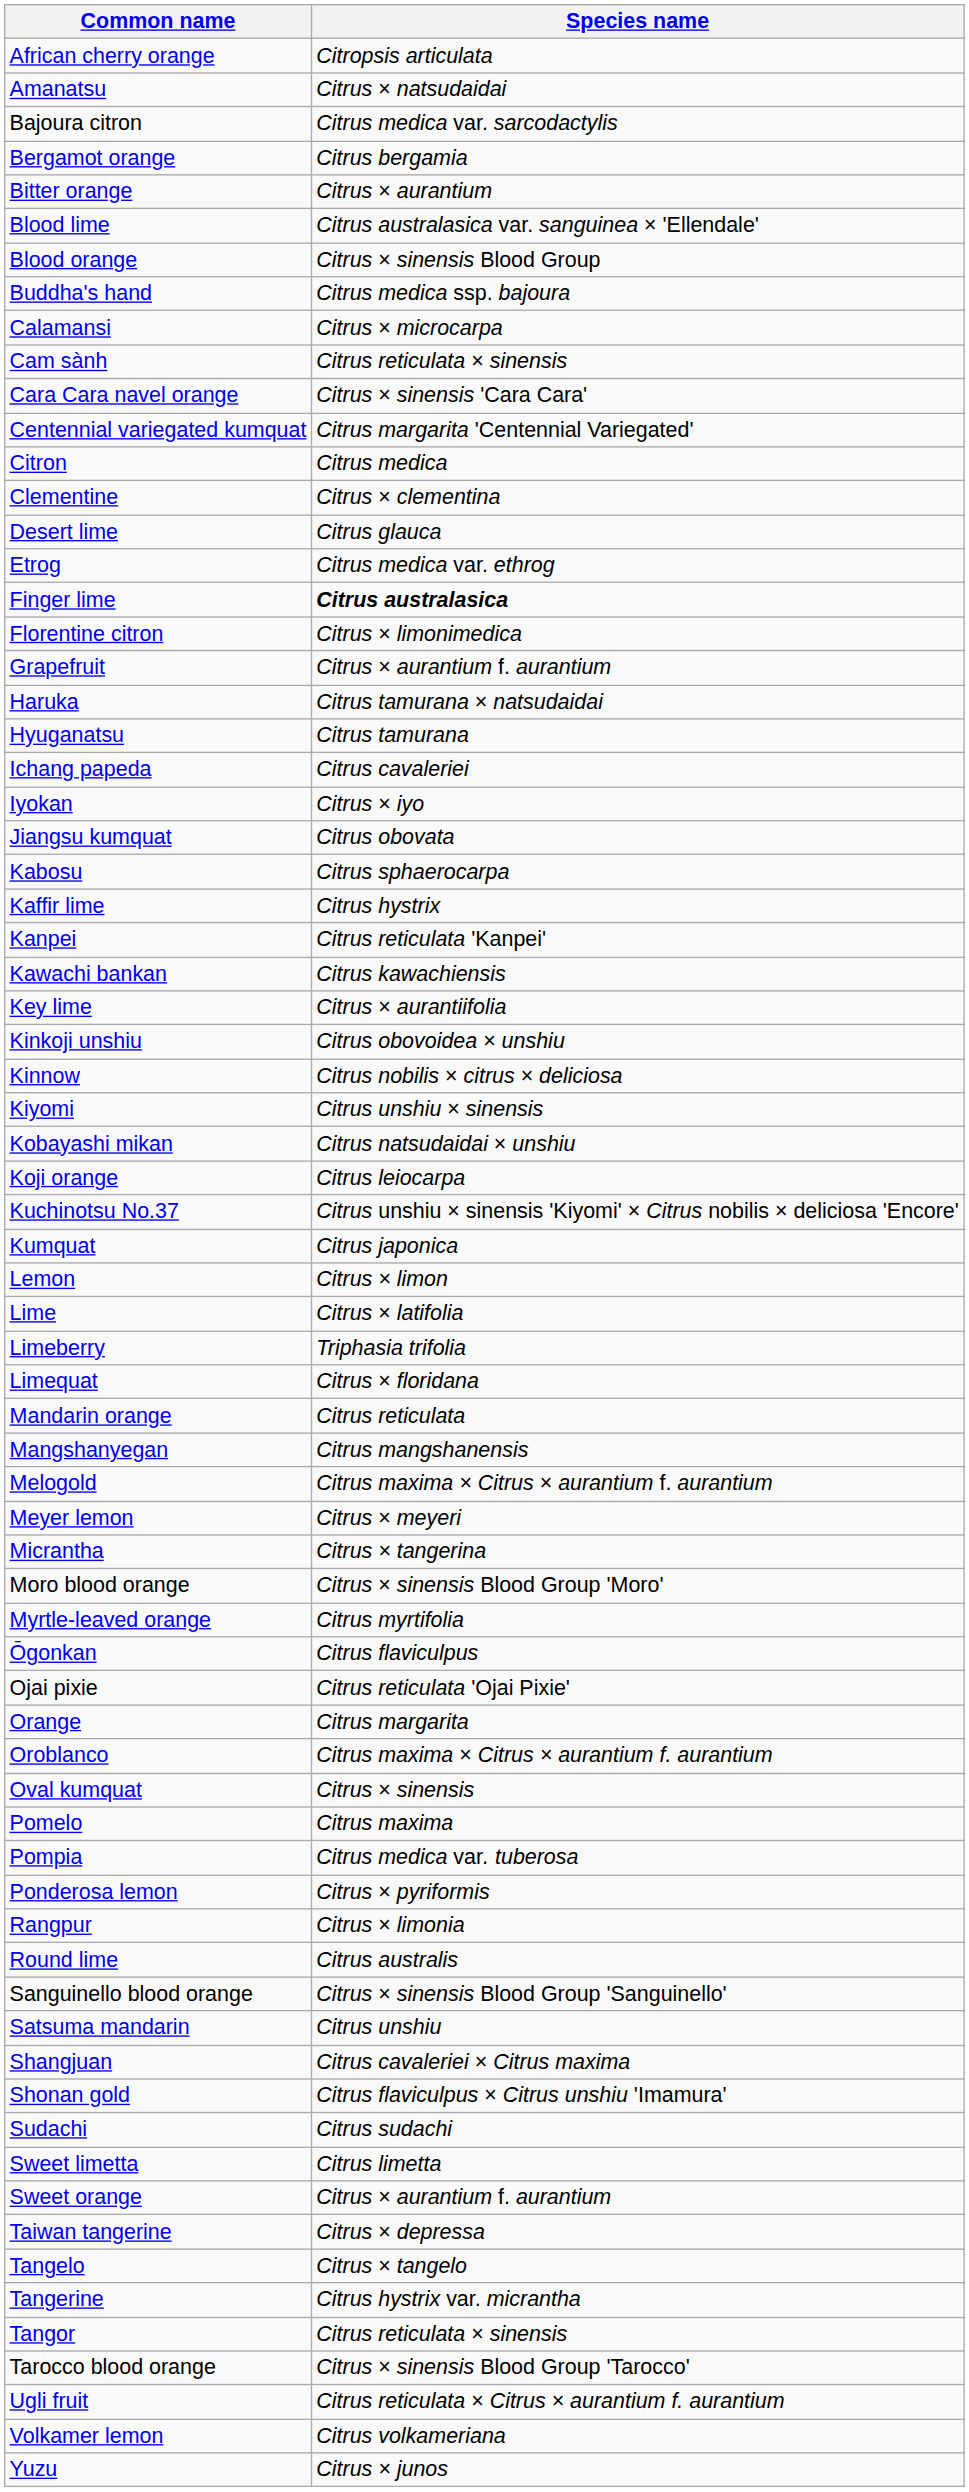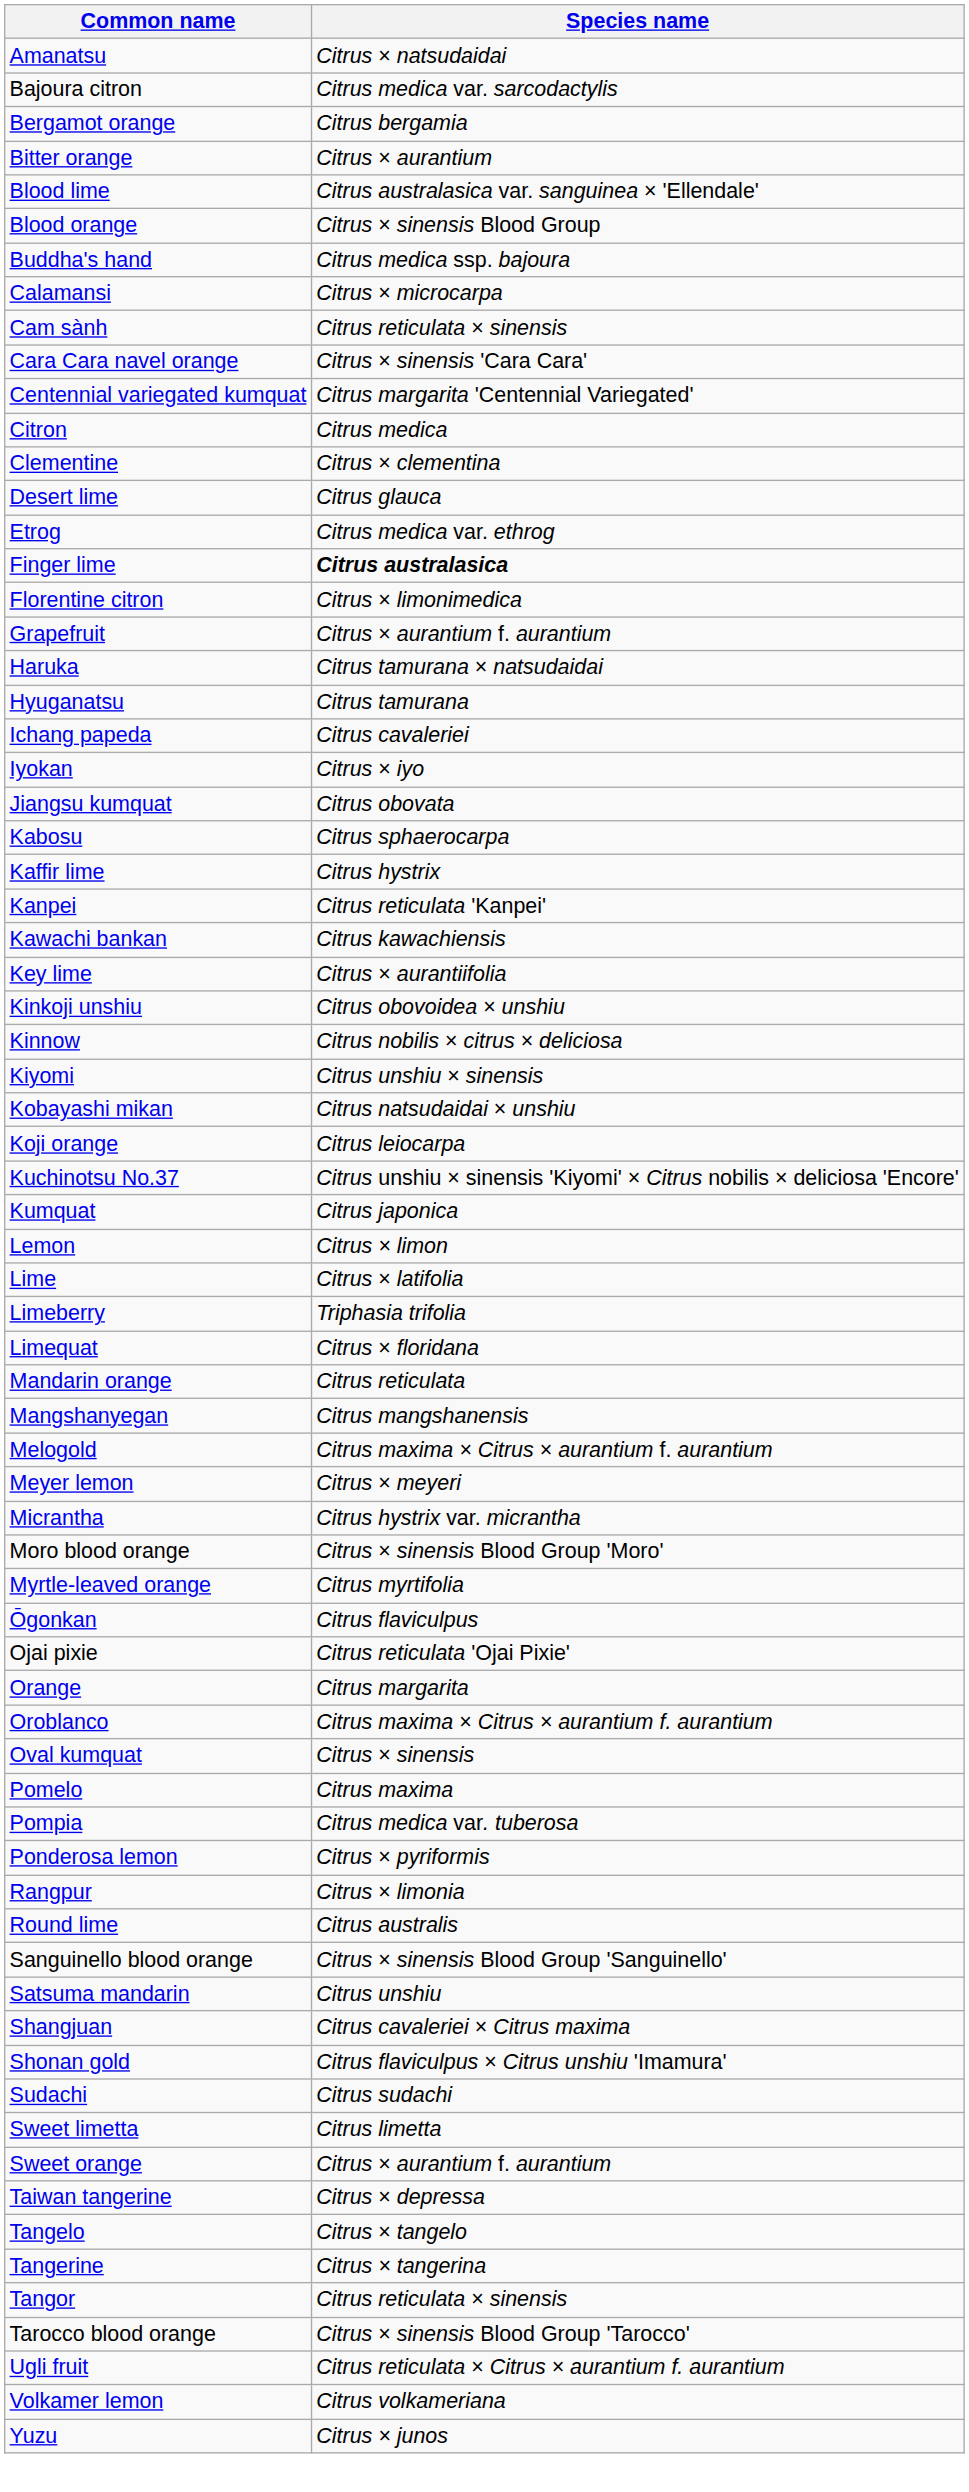- row: (112, 55)
(401, 1551) Citrus × tangerina -> (449, 1517) Citrus hystrix var. micrantha
(449, 2299) Citrus hystrix var. micrantha -> (401, 2265) Citrus × tangerina
